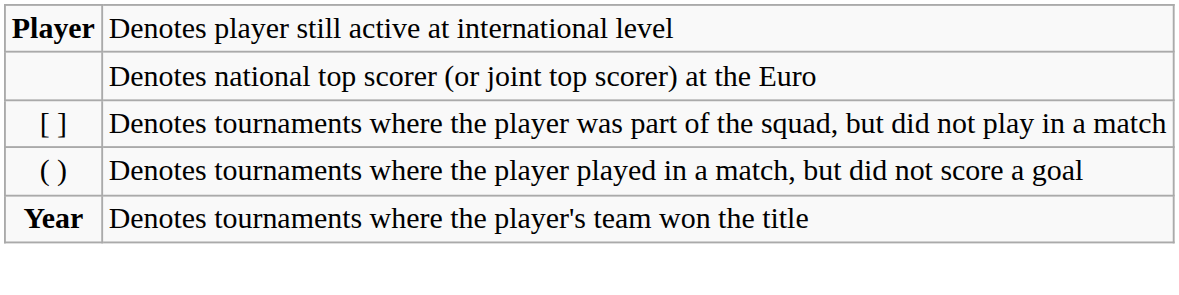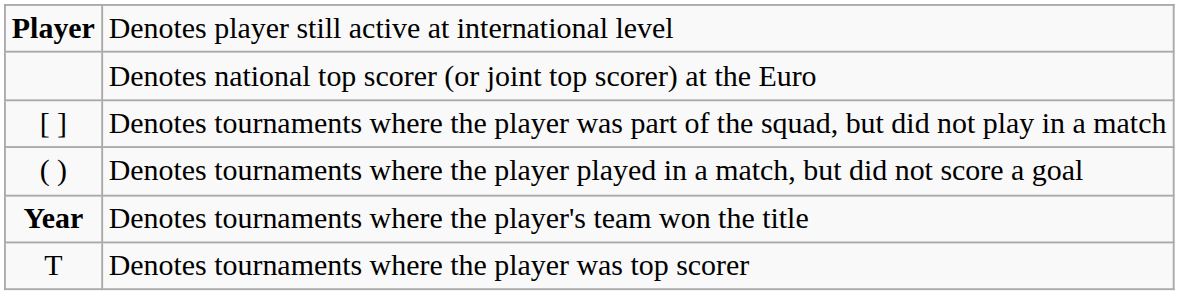+ row: (429, 265)
